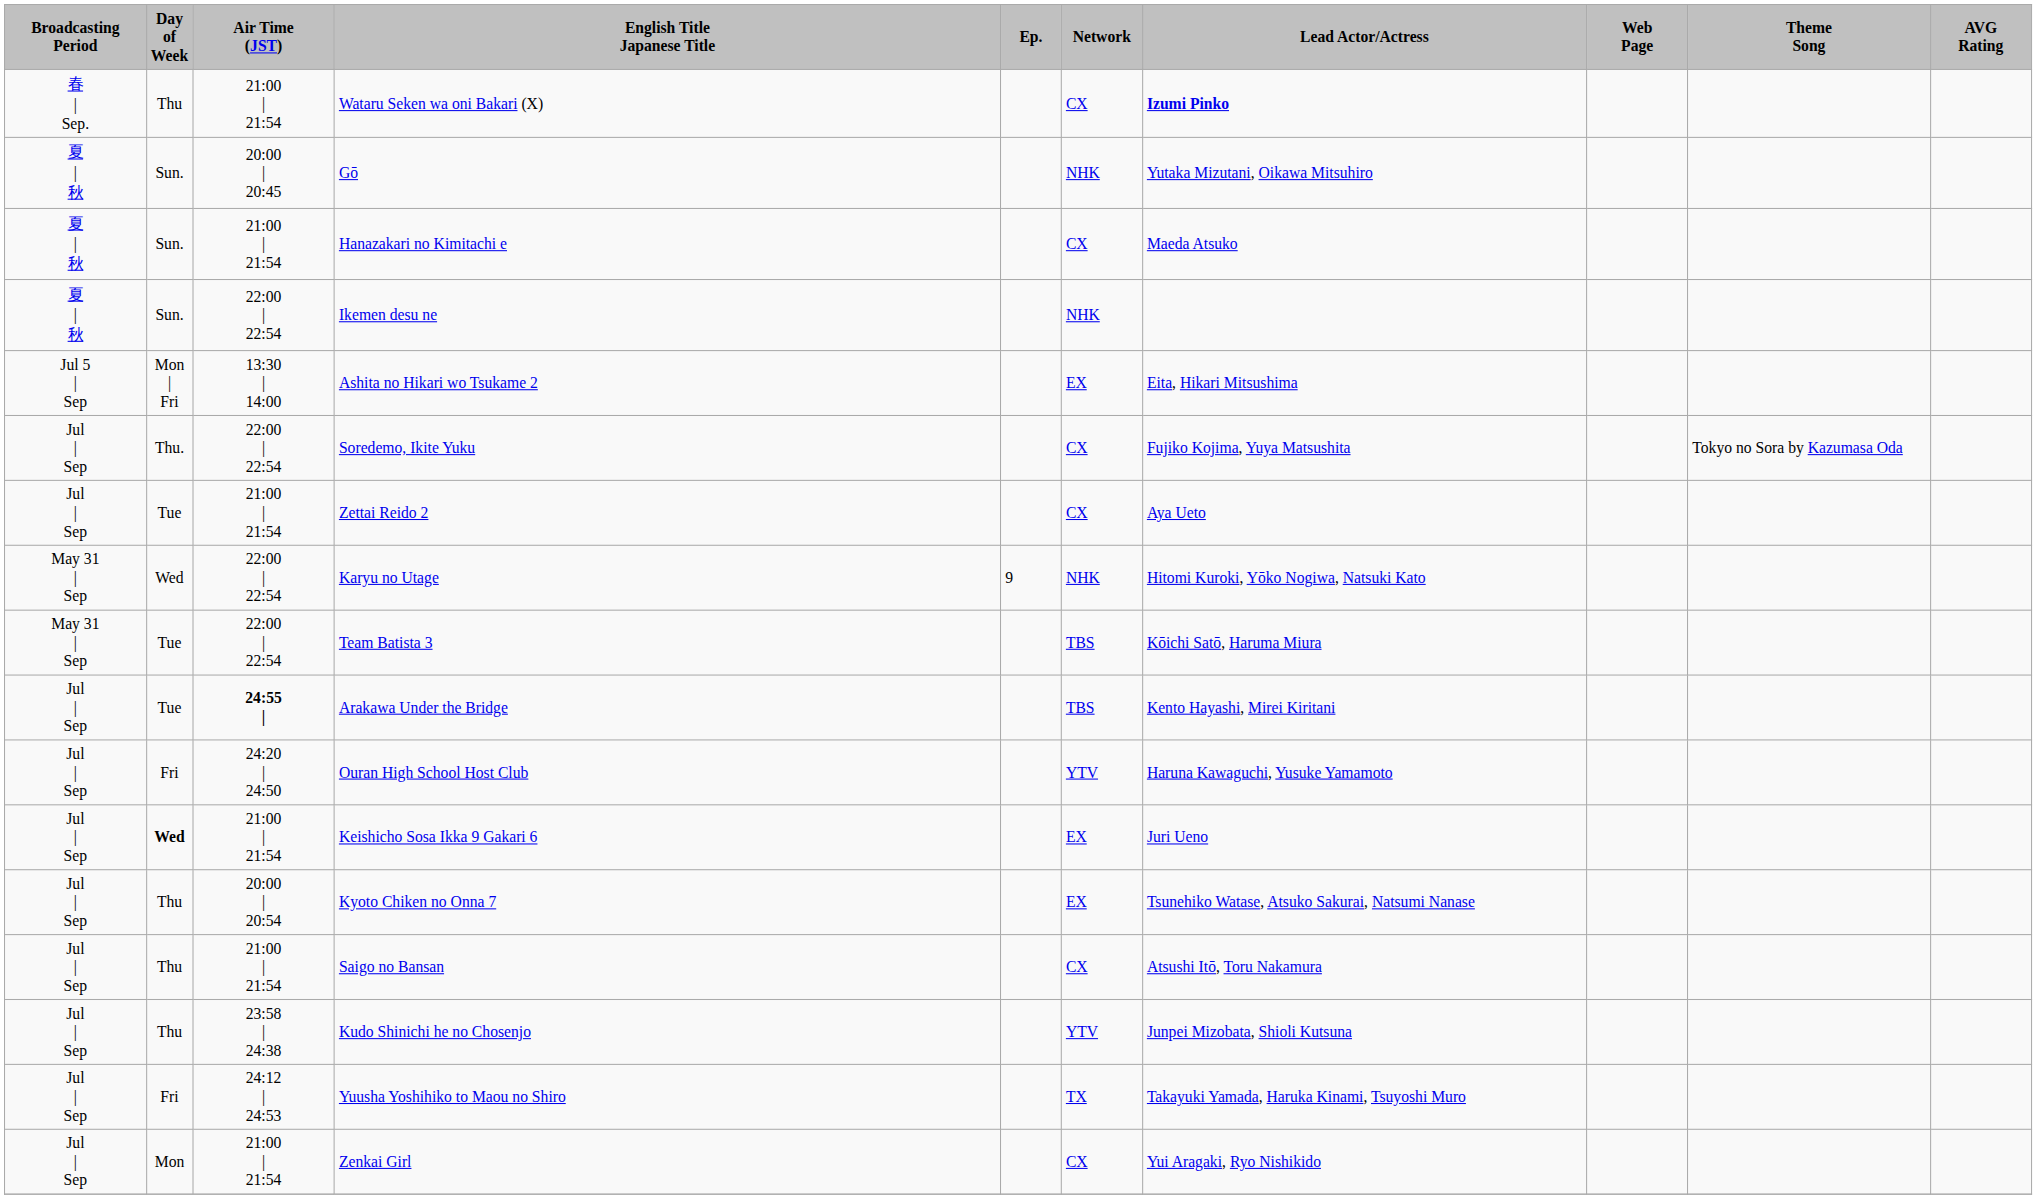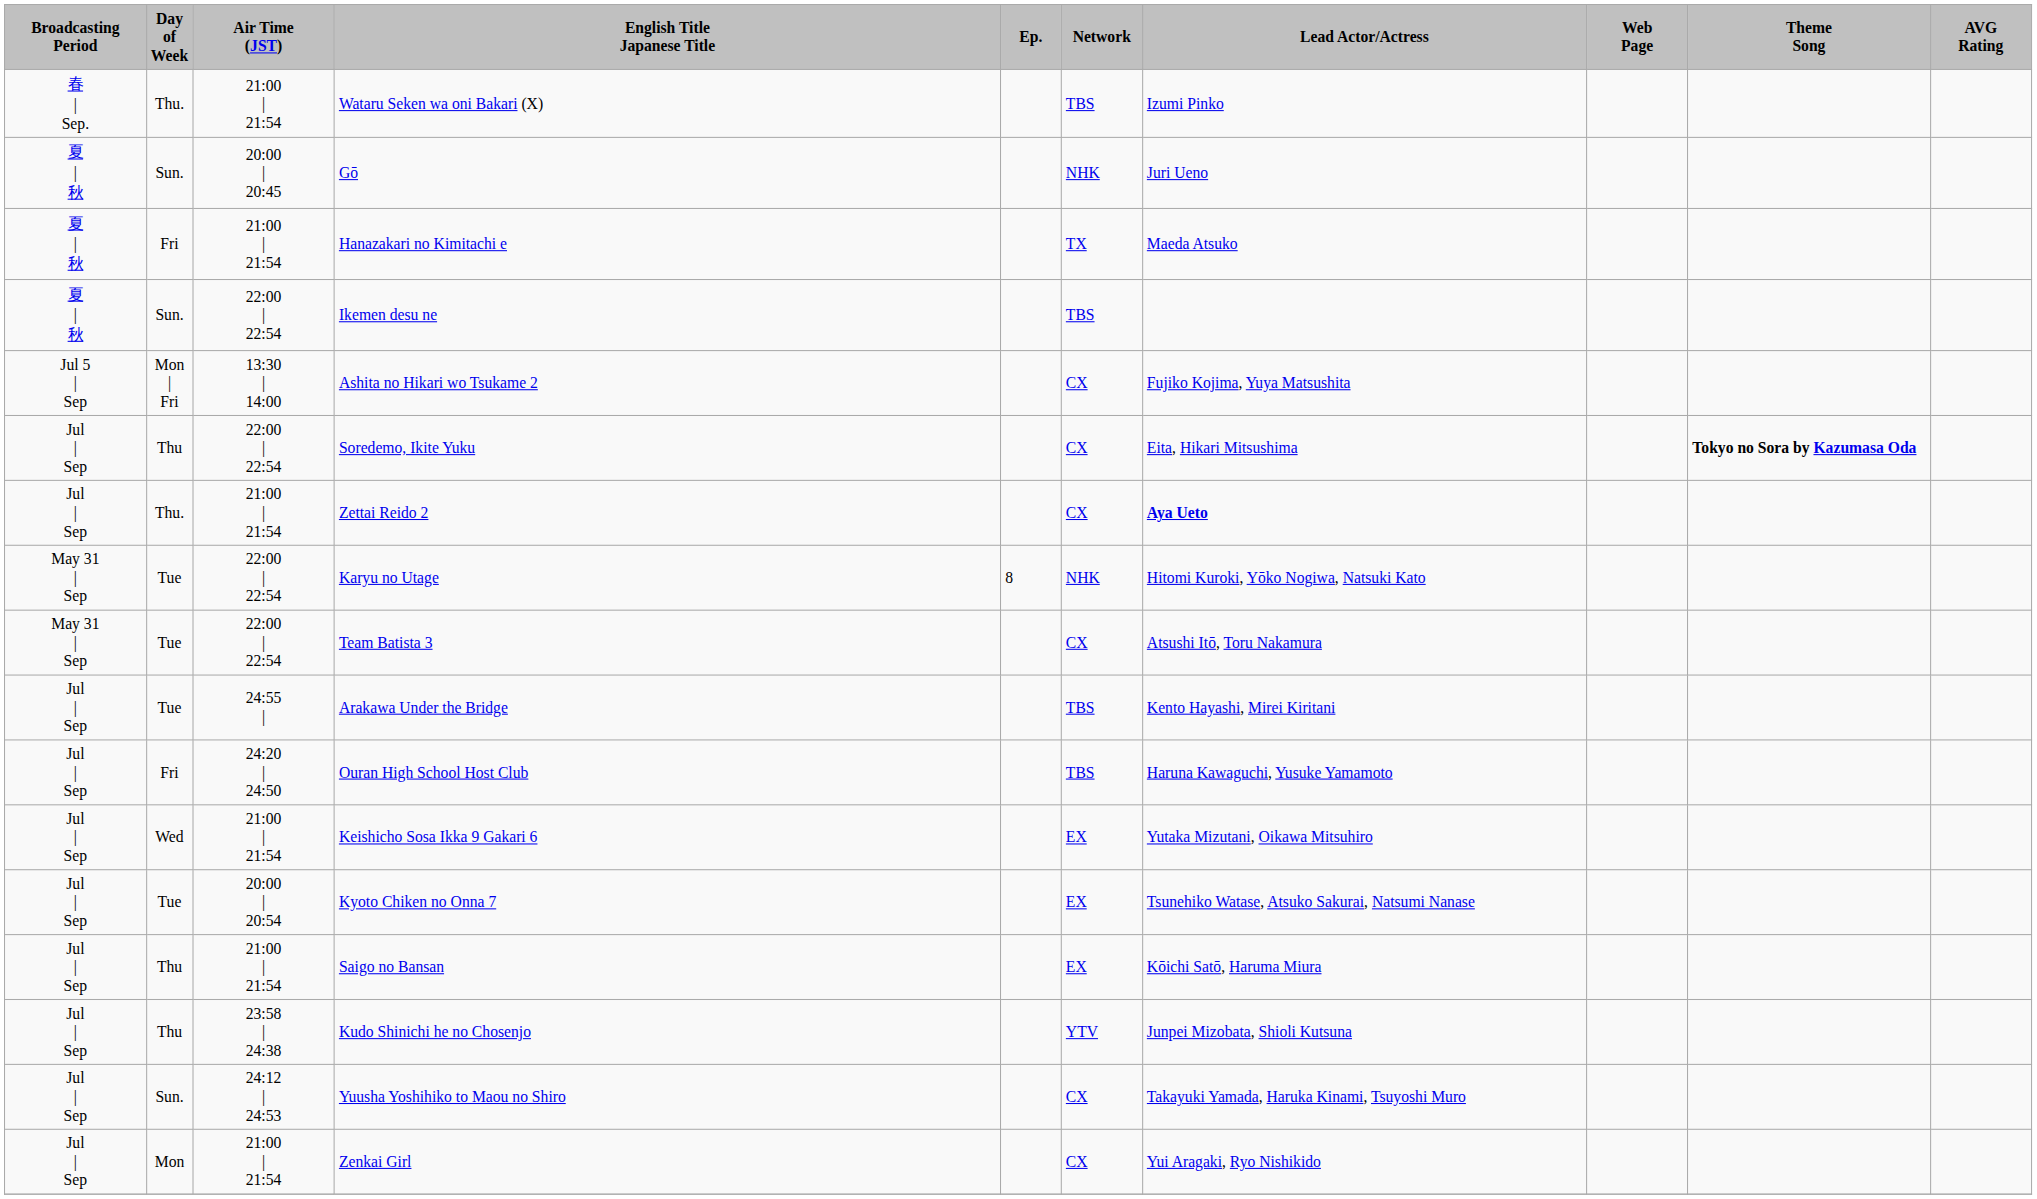(170, 103) Thu -> (170, 103) Thu.
(1077, 103) CX -> (1080, 103) TBS
(1188, 103) bold -> (1185, 103) normal
(1260, 173) Yutaka Mizutani, Oikawa Mitsuhiro -> (1177, 173) Juri Ueno
(170, 244) Sun. -> (170, 244) Fri
(1077, 244) CX -> (1076, 244) TX
(1083, 315) NHK -> (1080, 315) TBS
(1076, 383) EX -> (1077, 383) CX
(1222, 383) Eita, Hikari Mitsushima -> (1249, 383) Fujiko Kojima, Yuya Matsushita
(170, 448) Thu. -> (170, 448) Thu
(1249, 448) Fujiko Kojima, Yuya Matsushita -> (1222, 448) Eita, Hikari Mitsushima
(1798, 448) normal -> (1804, 448) bold
(170, 512) Tue -> (170, 512) Thu.
(1176, 512) normal -> (1177, 512) bold
(170, 577) Wed -> (170, 577) Tue
(1009, 577) 9 -> (1009, 577) 8
(1080, 642) TBS -> (1077, 642) CX
(1234, 642) Kōichi Satō, Haruma Miura -> (1234, 642) Atsushi Itō, Toru Nakamura
(264, 707) bold -> (264, 707) normal
(1082, 772) YTV -> (1080, 772) TBS
(170, 837) bold -> (170, 837) normal
(1178, 837) Juri Ueno -> (1260, 837) Yutaka Mizutani, Oikawa Mitsuhiro
(170, 902) Thu -> (170, 902) Tue
(1077, 967) CX -> (1076, 967) EX
(1234, 967) Atsushi Itō, Toru Nakamura -> (1234, 967) Kōichi Satō, Haruma Miura
(170, 1097) Fri -> (170, 1097) Sun.
(1076, 1097) TX -> (1077, 1097) CX
